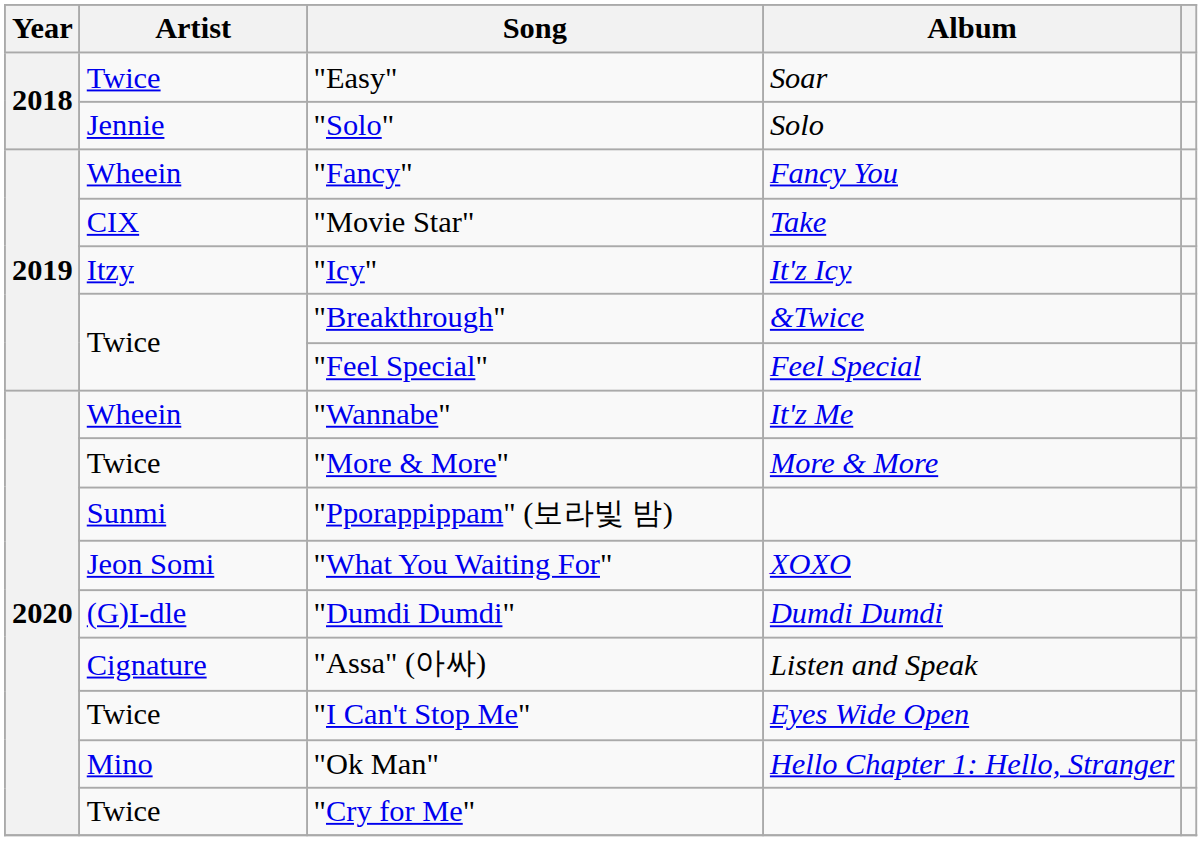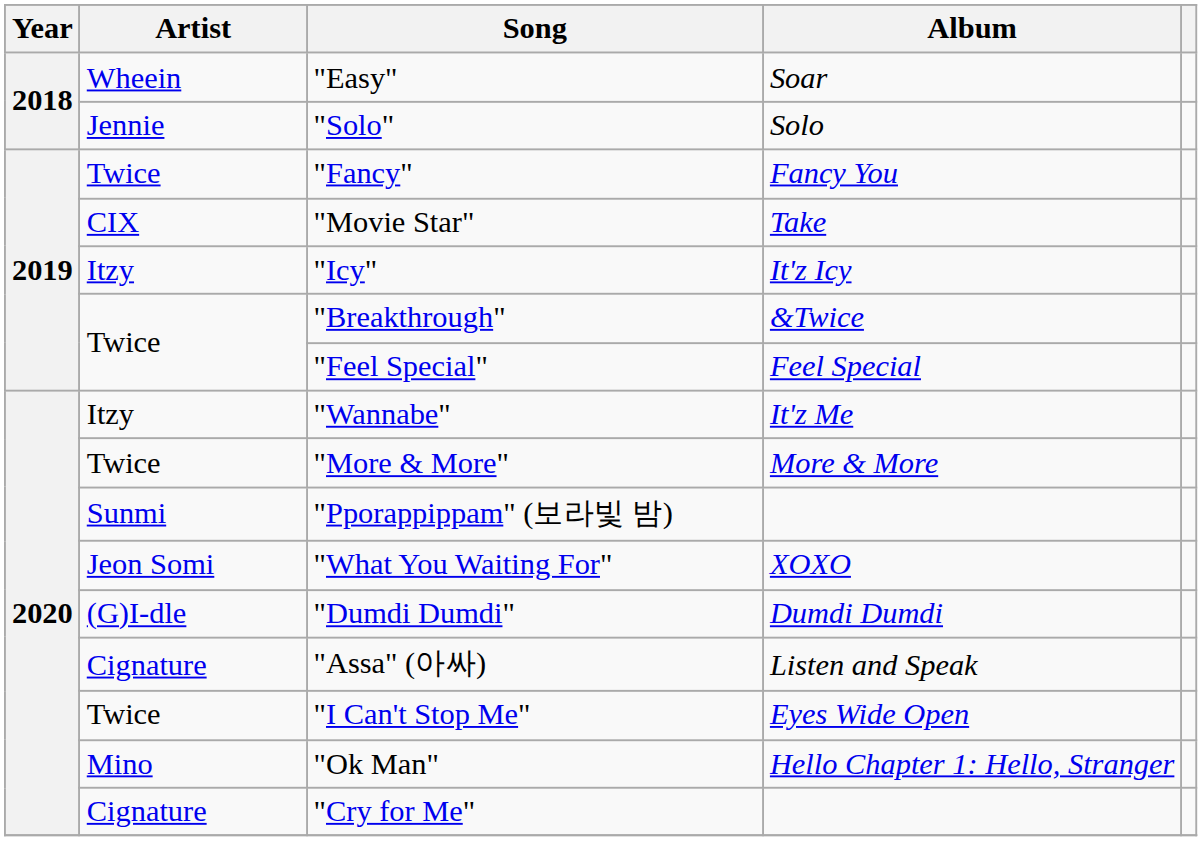(124, 76) Twice -> (134, 76) Wheein
(134, 173) Wheein -> (124, 173) Twice
(134, 414) Wheein -> (110, 414) Itzy
(124, 811) Twice -> (147, 811) Cignature
